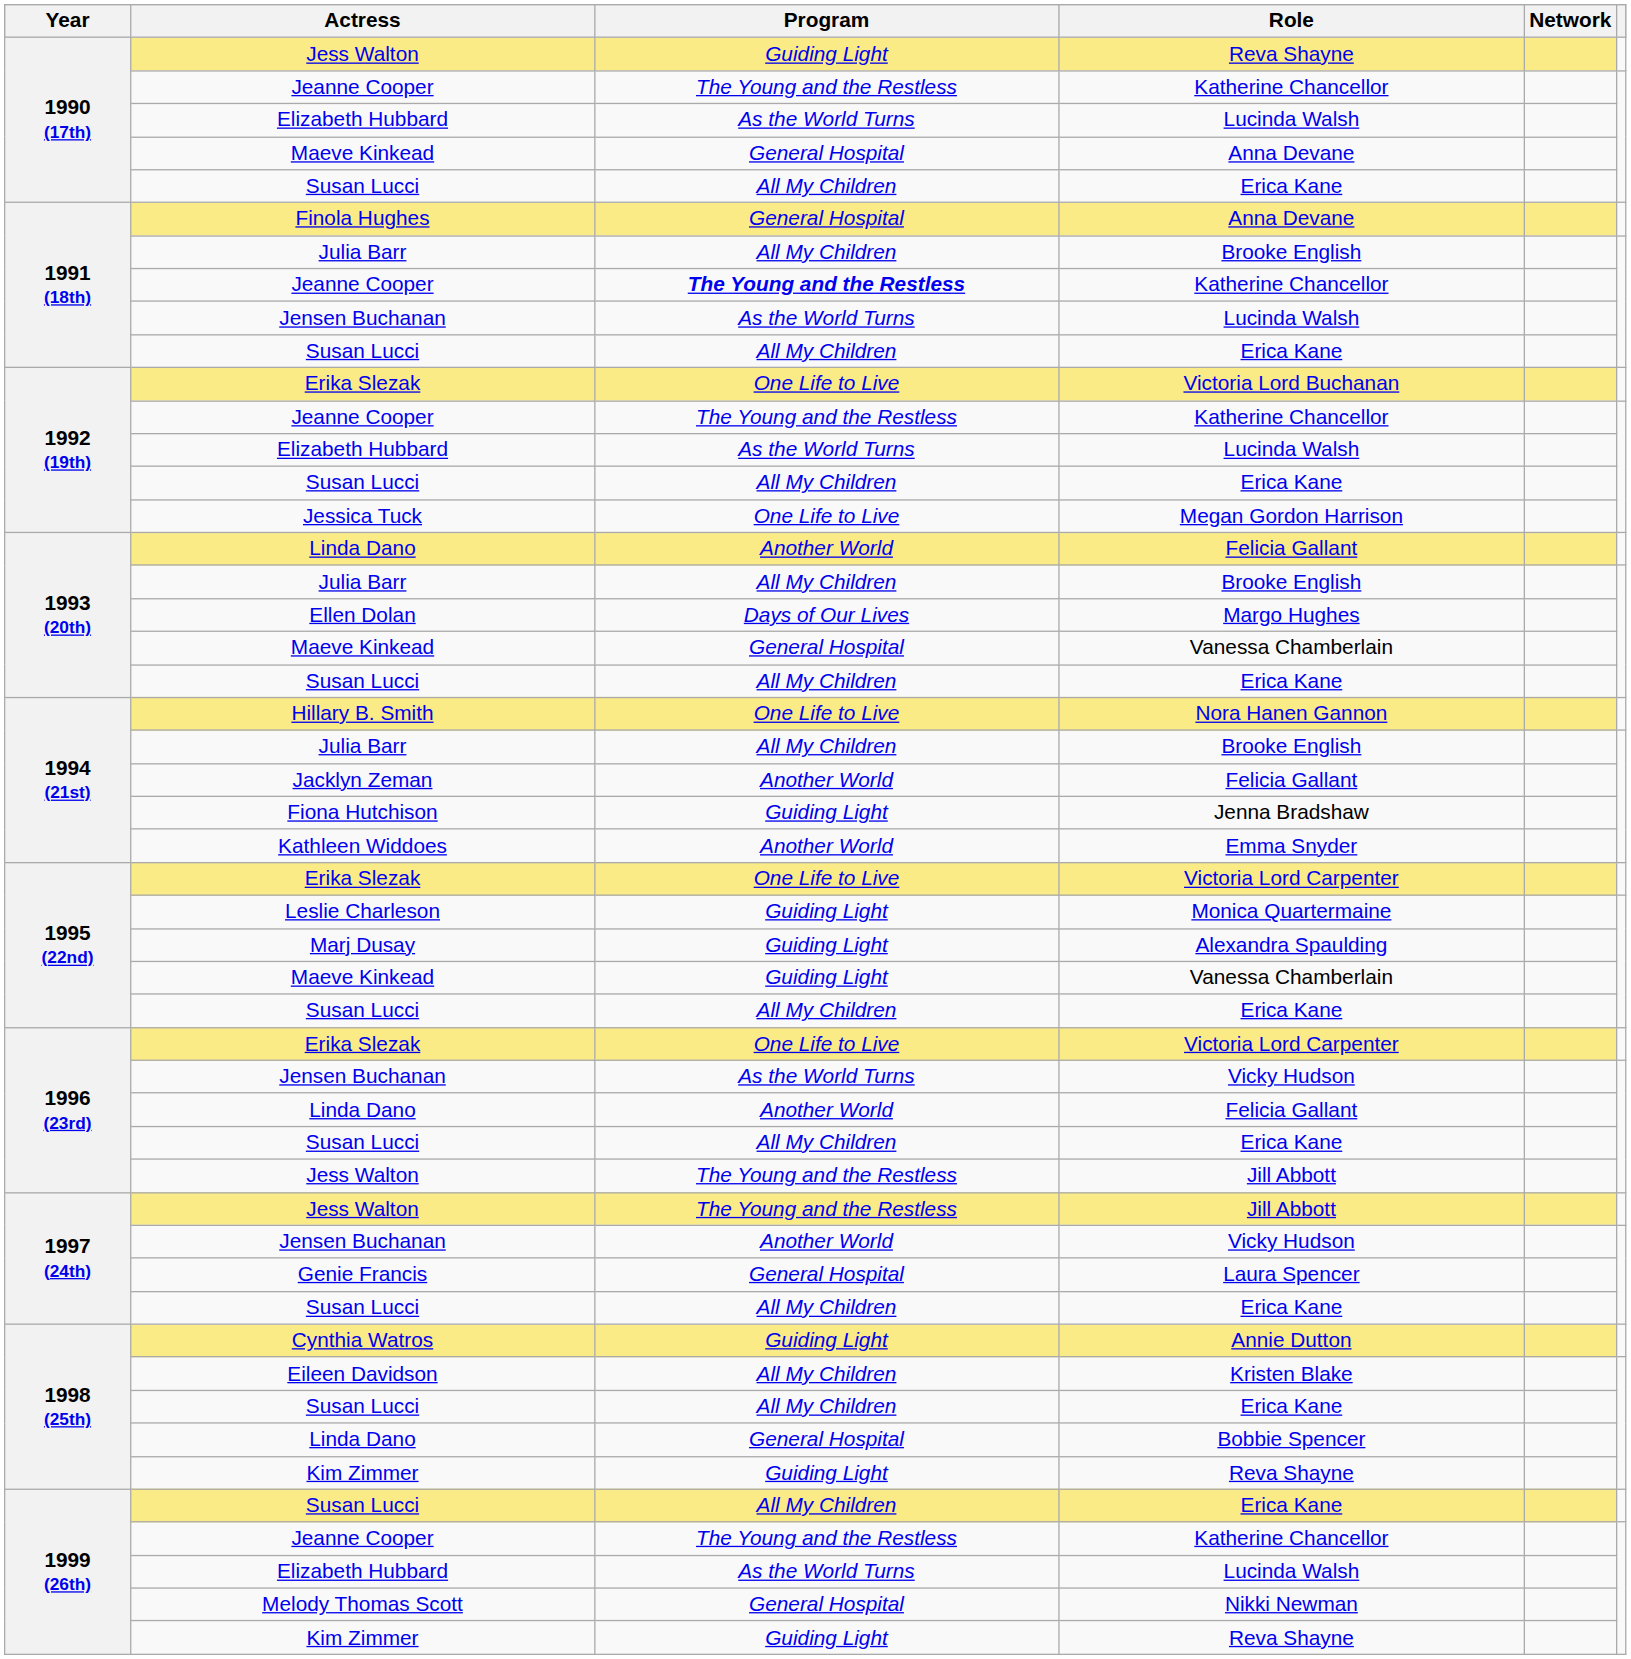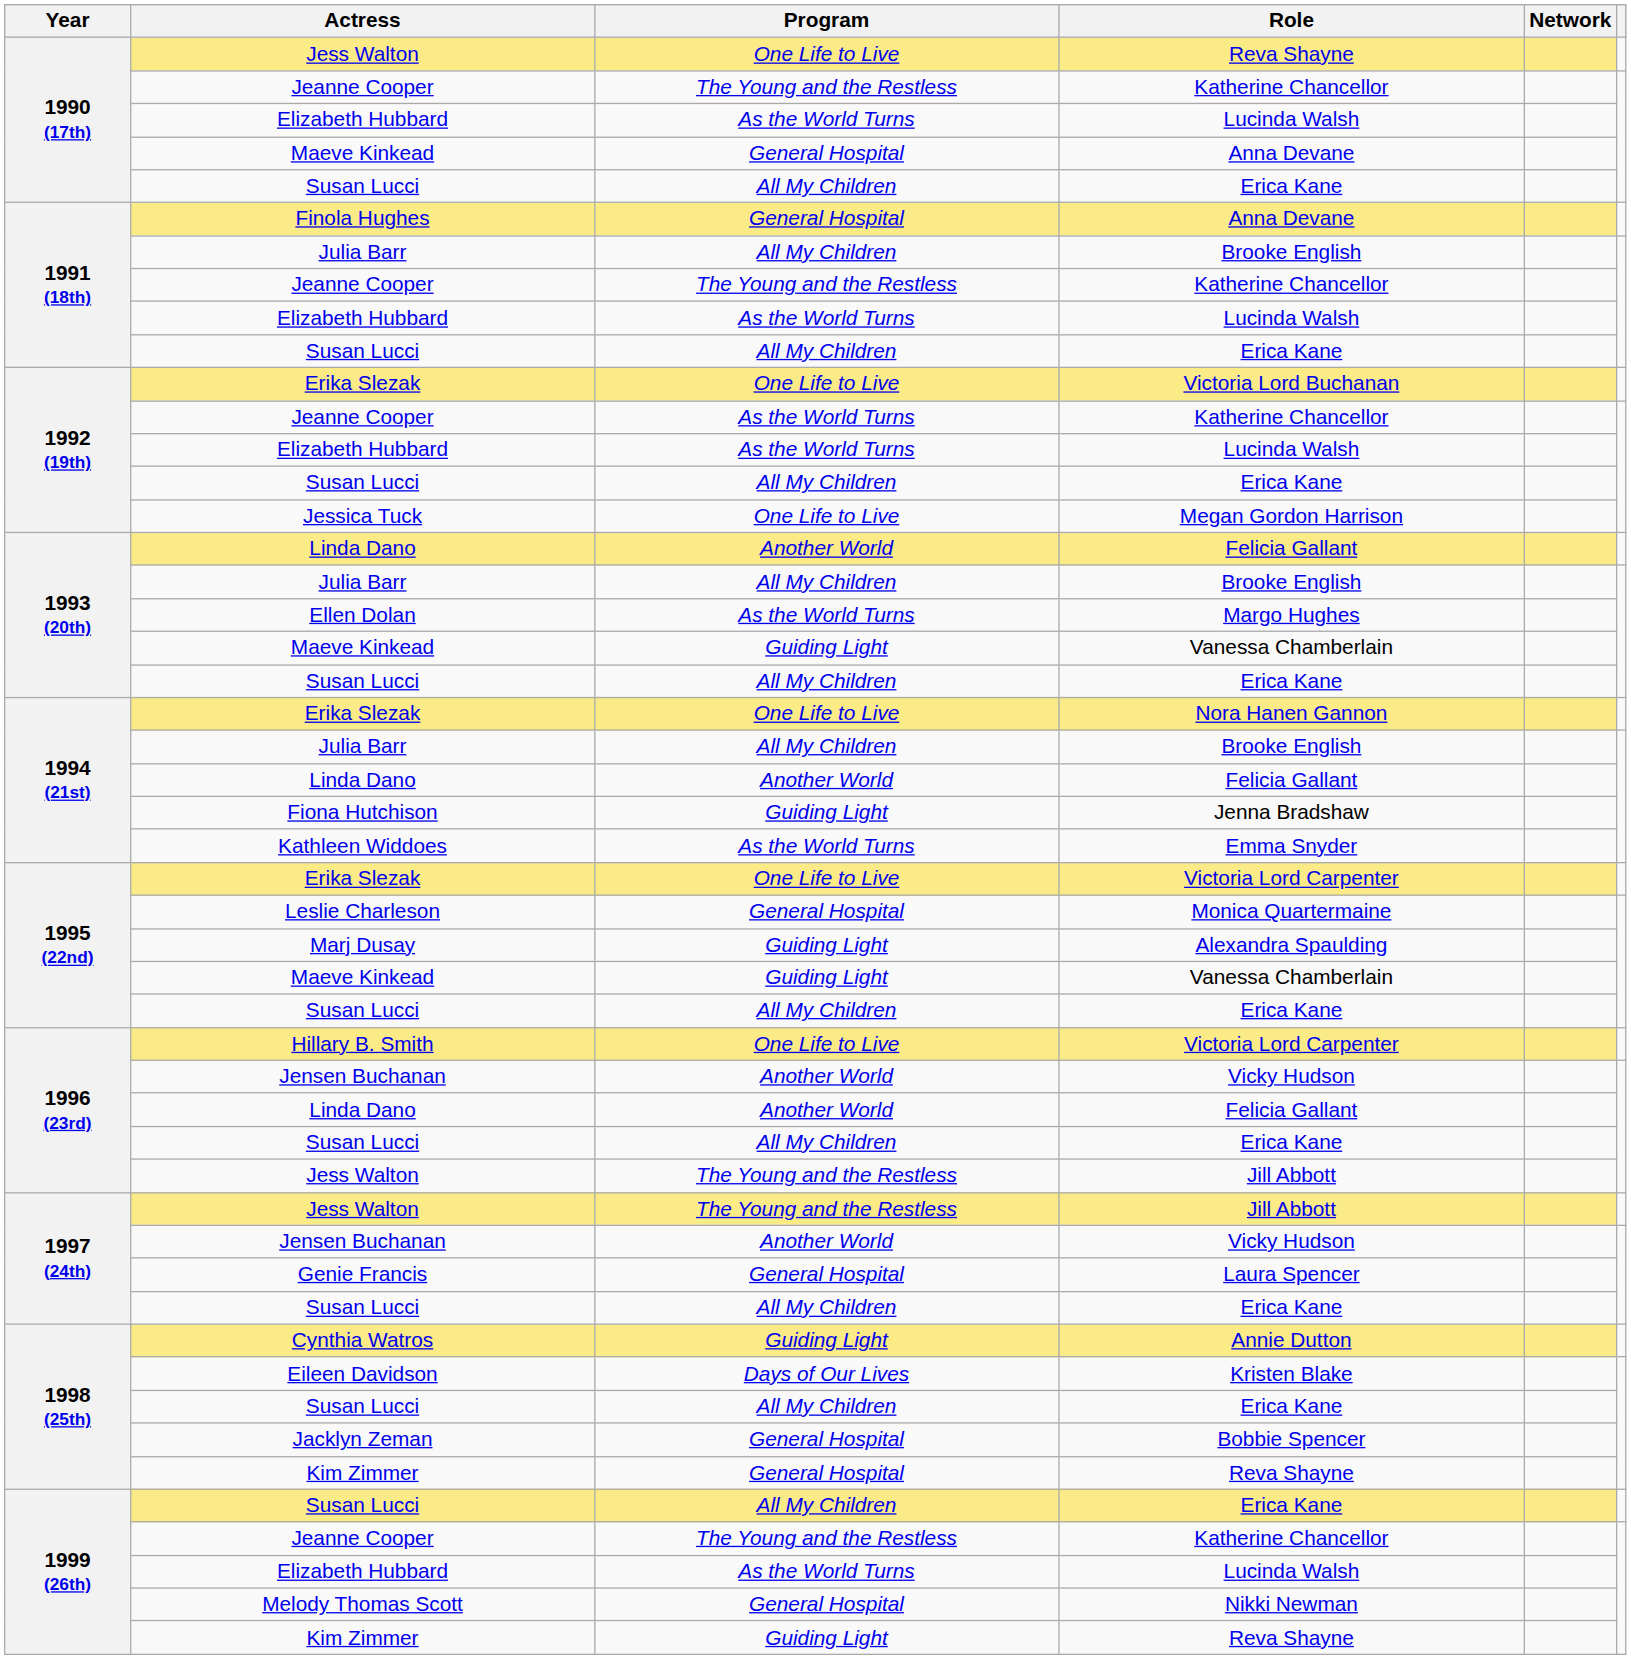(826, 53) Guiding Light -> (827, 53) One Life to Live
(826, 284) bold -> (827, 284) normal
(363, 317) Jensen Buchanan -> (363, 317) Elizabeth Hubbard
(826, 416) The Young and the Restless -> (826, 416) As the World Turns
(826, 614) Days of Our Lives -> (826, 614) As the World Turns
(826, 647) General Hospital -> (827, 647) Guiding Light
(363, 713) Hillary B. Smith -> (363, 713) Erika Slezak
(362, 779) Jacklyn Zeman -> (363, 779) Linda Dano
(826, 845) Another World -> (826, 845) As the World Turns
(826, 911) Guiding Light -> (827, 911) General Hospital
(363, 1043) Erika Slezak -> (363, 1043) Hillary B. Smith
(826, 1076) As the World Turns -> (827, 1076) Another World
(826, 1373) All My Children -> (826, 1373) Days of Our Lives
(362, 1439) Linda Dano -> (363, 1439) Jacklyn Zeman
(826, 1472) Guiding Light -> (827, 1472) General Hospital
